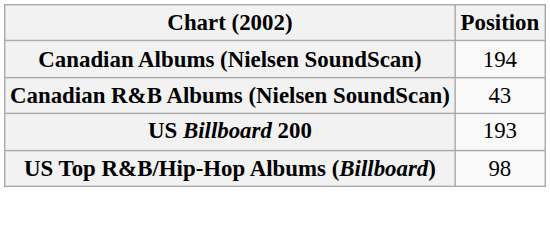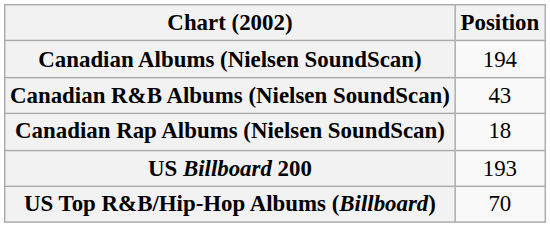+ row: (230, 131)
(500, 167) 98 -> (500, 204) 70
